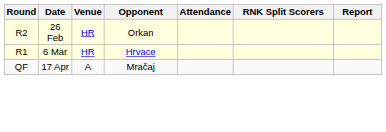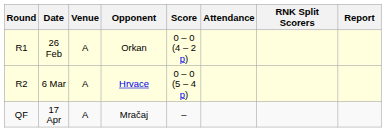+ column: (184, 17)
(21, 32) R2 -> (21, 48) R1
(88, 32) HR -> (85, 48) A
(21, 52) R1 -> (21, 84) R2
(88, 52) HR -> (85, 84) A
